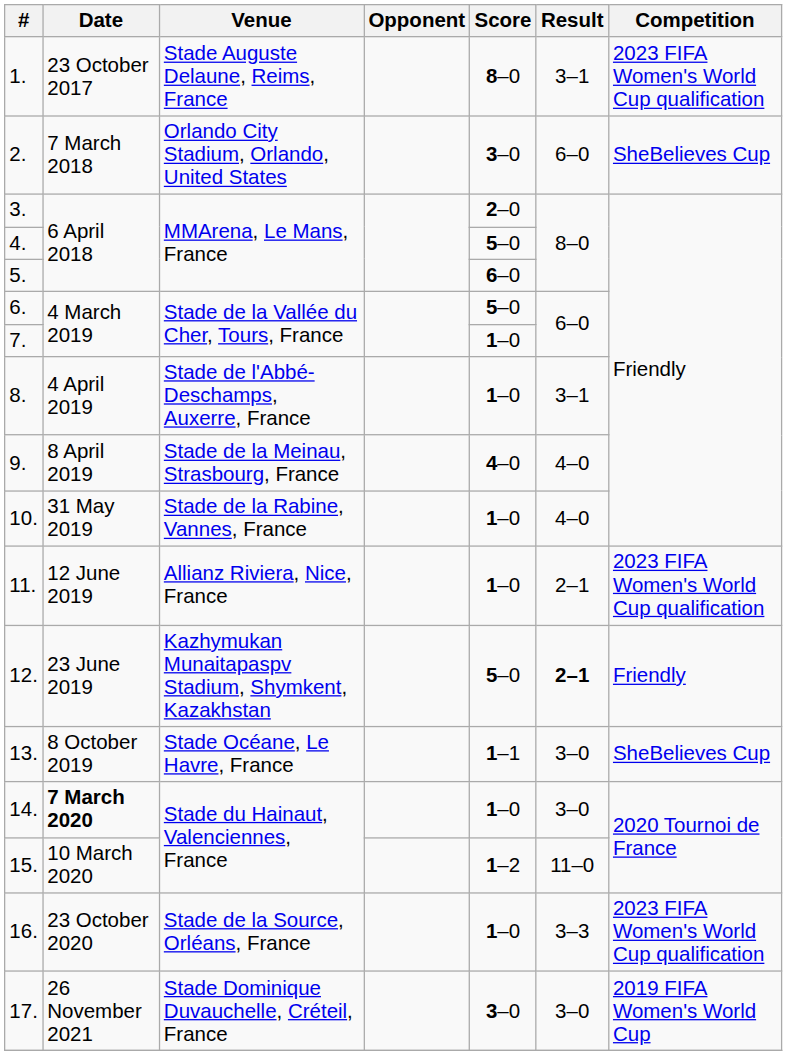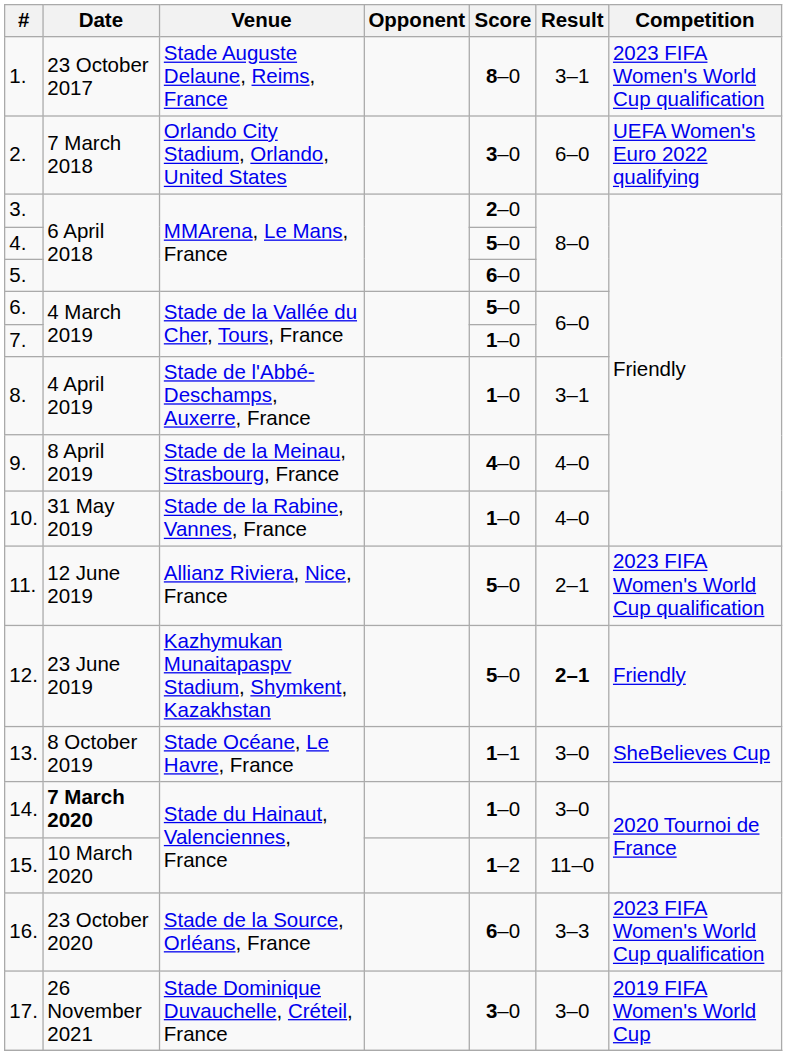(692, 154) SheBelieves Cup -> (684, 154) UEFA Women's Euro 2022 qualifying
(503, 585) 1–0 -> (503, 585) 5–0
(503, 932) 1–0 -> (503, 932) 6–0
